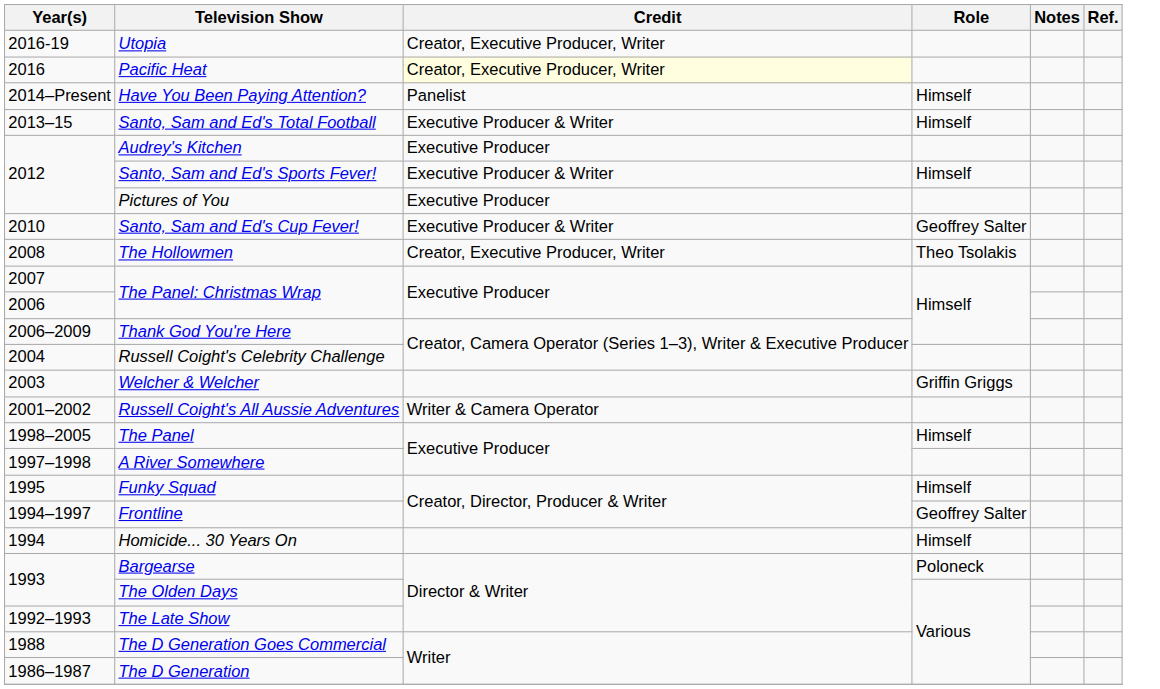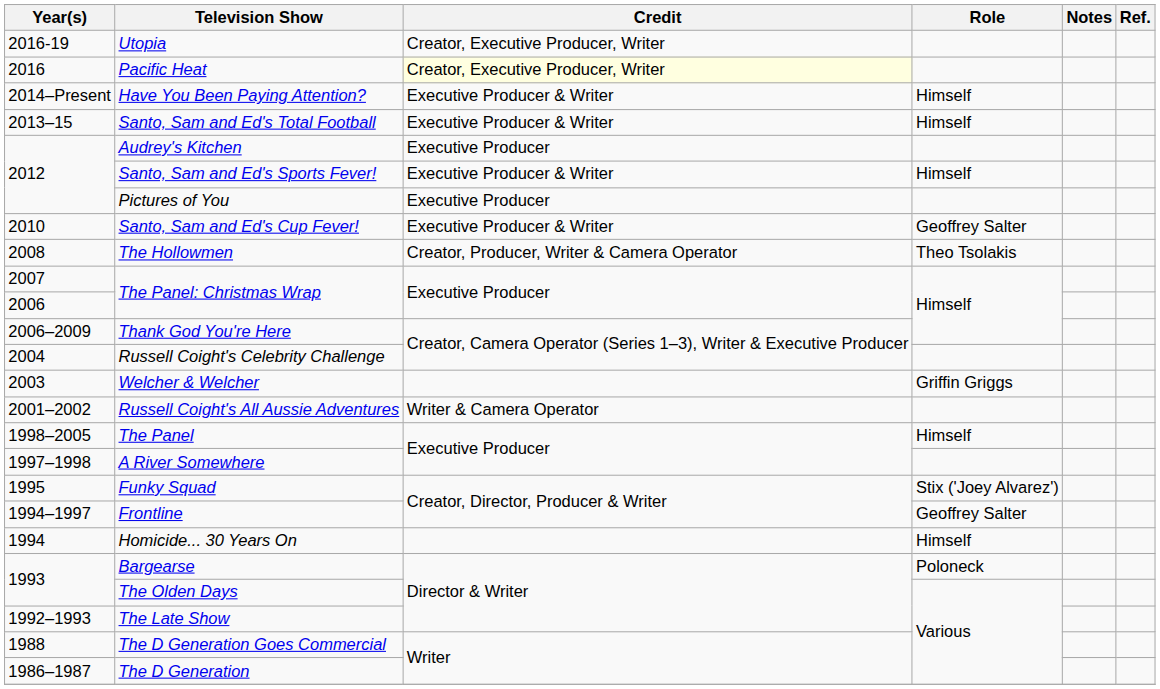(436, 95) Panelist -> (510, 95) Executive Producer & Writer
(536, 252) Creator, Executive Producer, Writer -> (572, 252) Creator, Producer, Writer & Camera Operator
(944, 488) Himself -> (987, 488) Stix ('Joey Alvarez')
